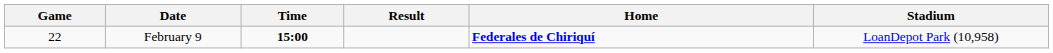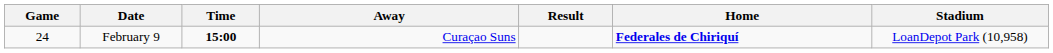+ column: (389, 15)
(55, 37) 22 -> (42, 37) 24
